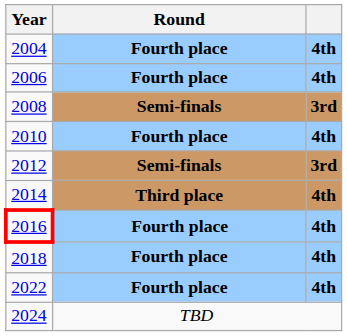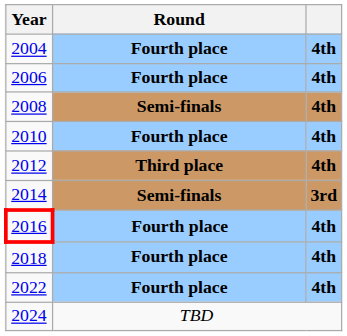(324, 107) 3rd -> (324, 107) 4th
(179, 165) Semi-finals -> (179, 165) Third place
(324, 165) 3rd -> (324, 165) 4th
(179, 195) Third place -> (179, 195) Semi-finals
(324, 195) 4th -> (324, 195) 3rd
